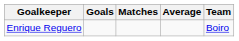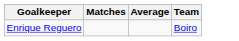- column: (100, 12)
